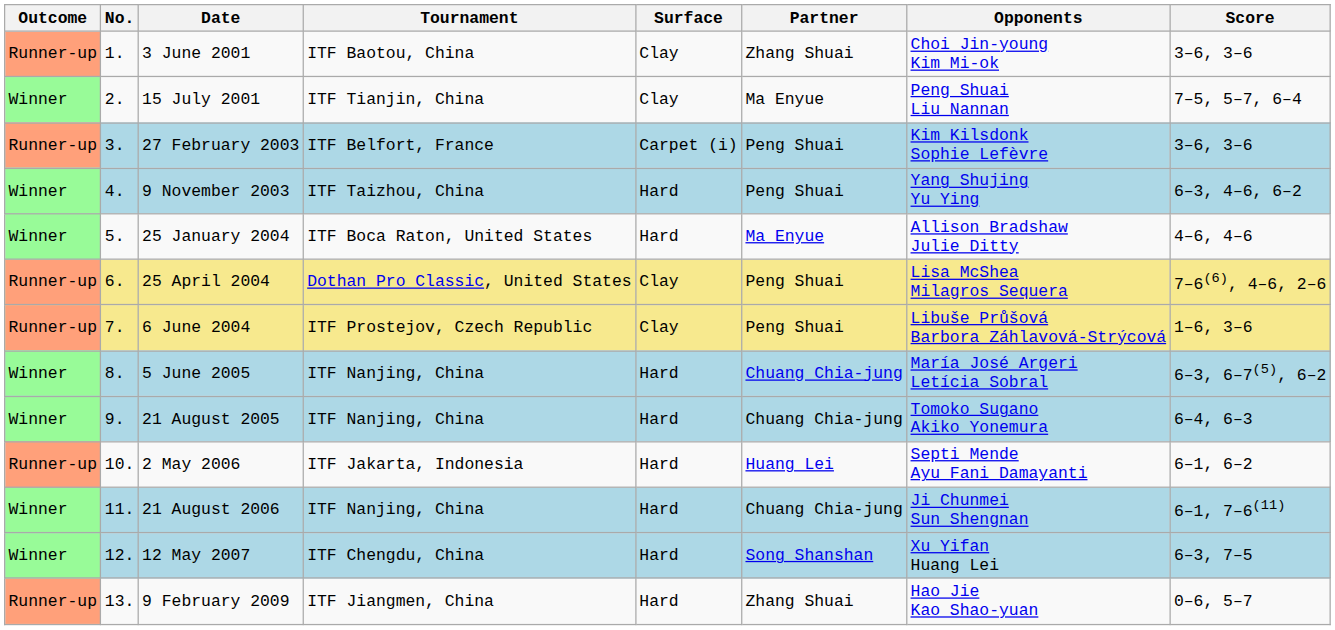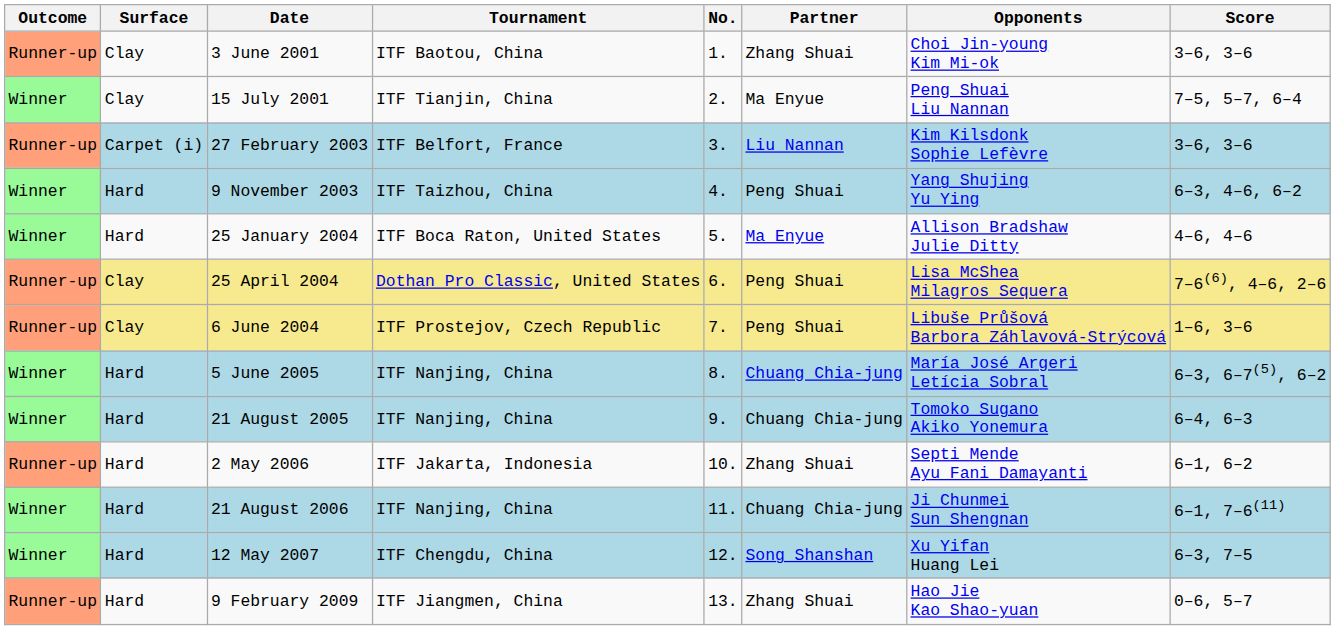columns swapped: (120, 18) <-> (689, 18)
(795, 145) Peng Shuai -> (795, 145) Liu Nannan
(790, 464) Huang Lei -> (800, 464) Zhang Shuai
